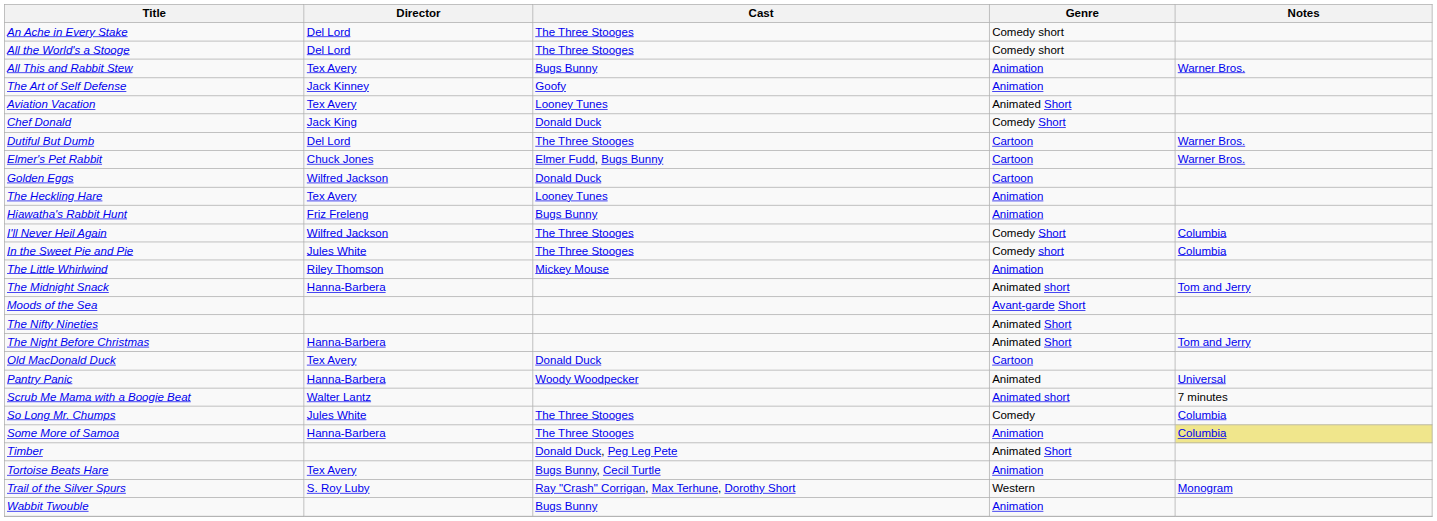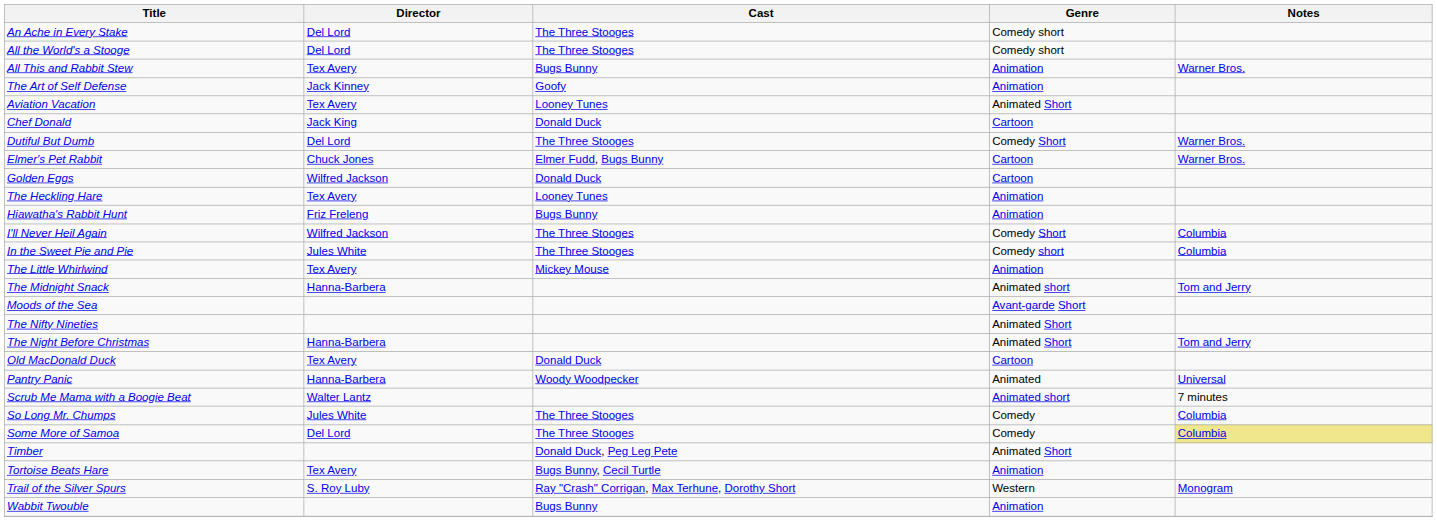(1029, 123) Comedy Short -> (1013, 123) Cartoon
(1013, 141) Cartoon -> (1029, 141) Comedy Short
(345, 269) Riley Thomson -> (332, 269) Tex Avery
(346, 433) Hanna-Barbera -> (329, 433) Del Lord
(1018, 433) Animation -> (1014, 433) Comedy
